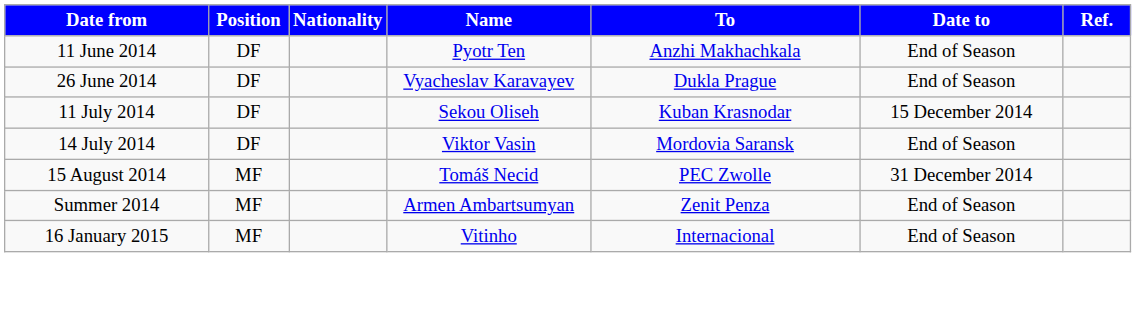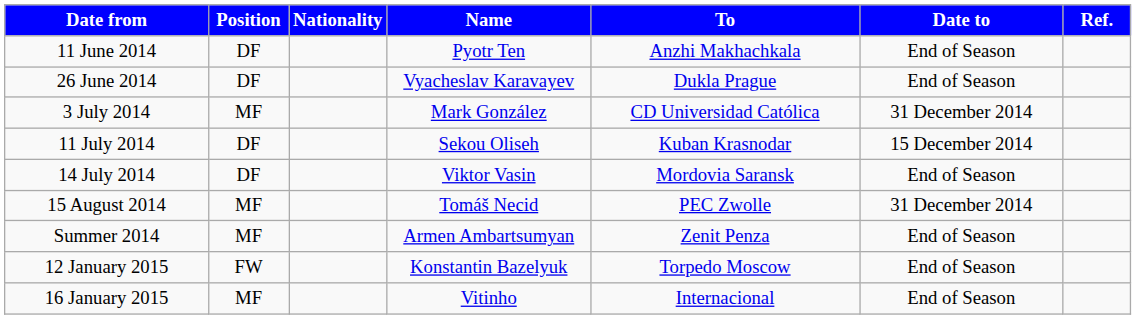+ row: (107, 112)
+ row: (107, 267)
